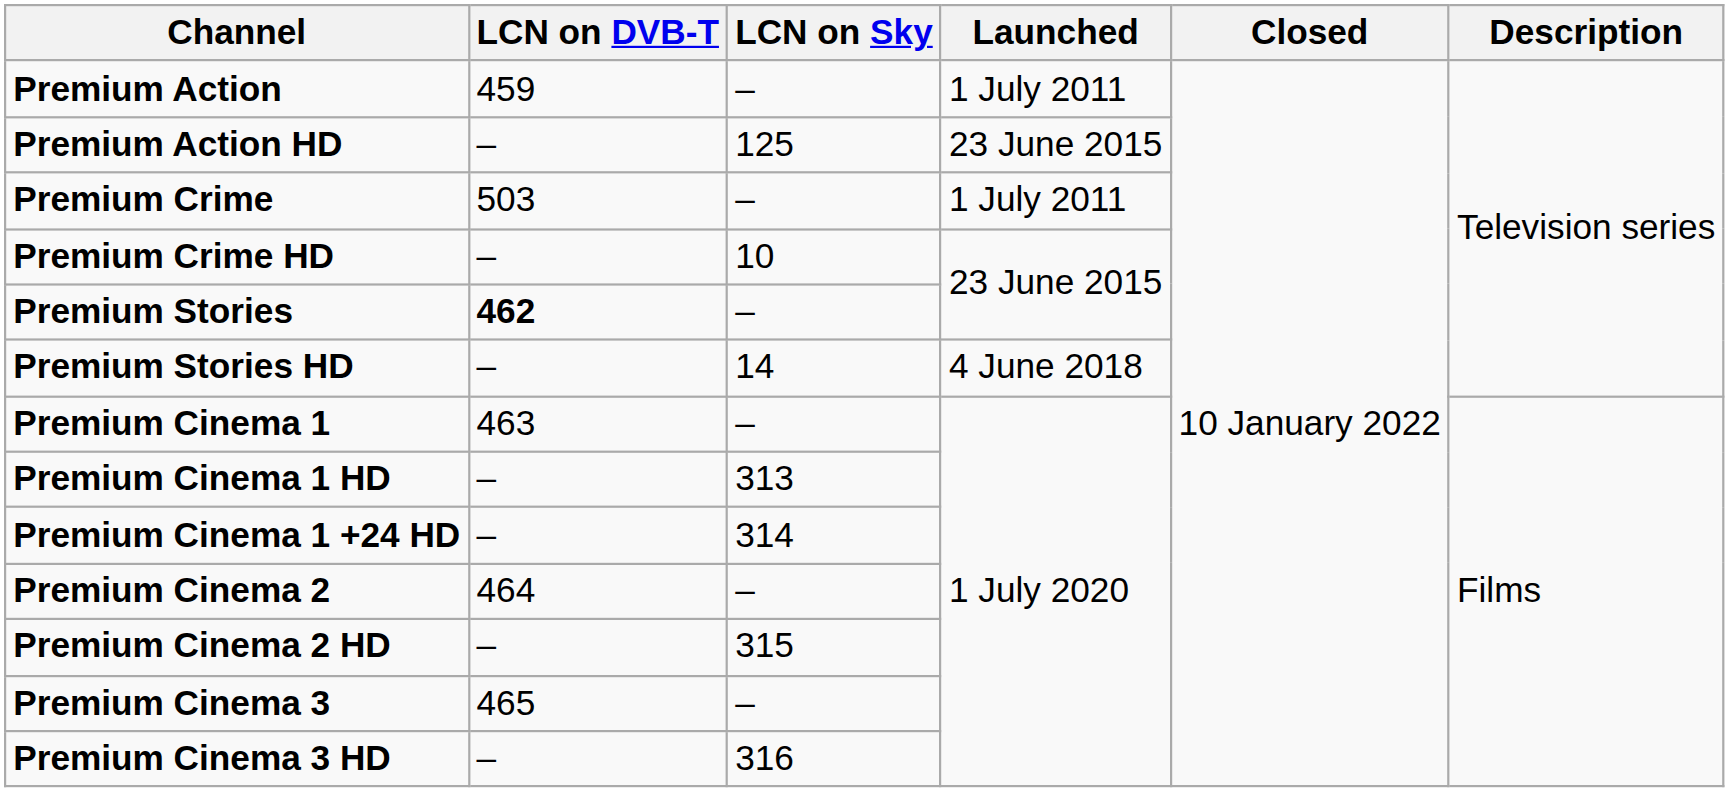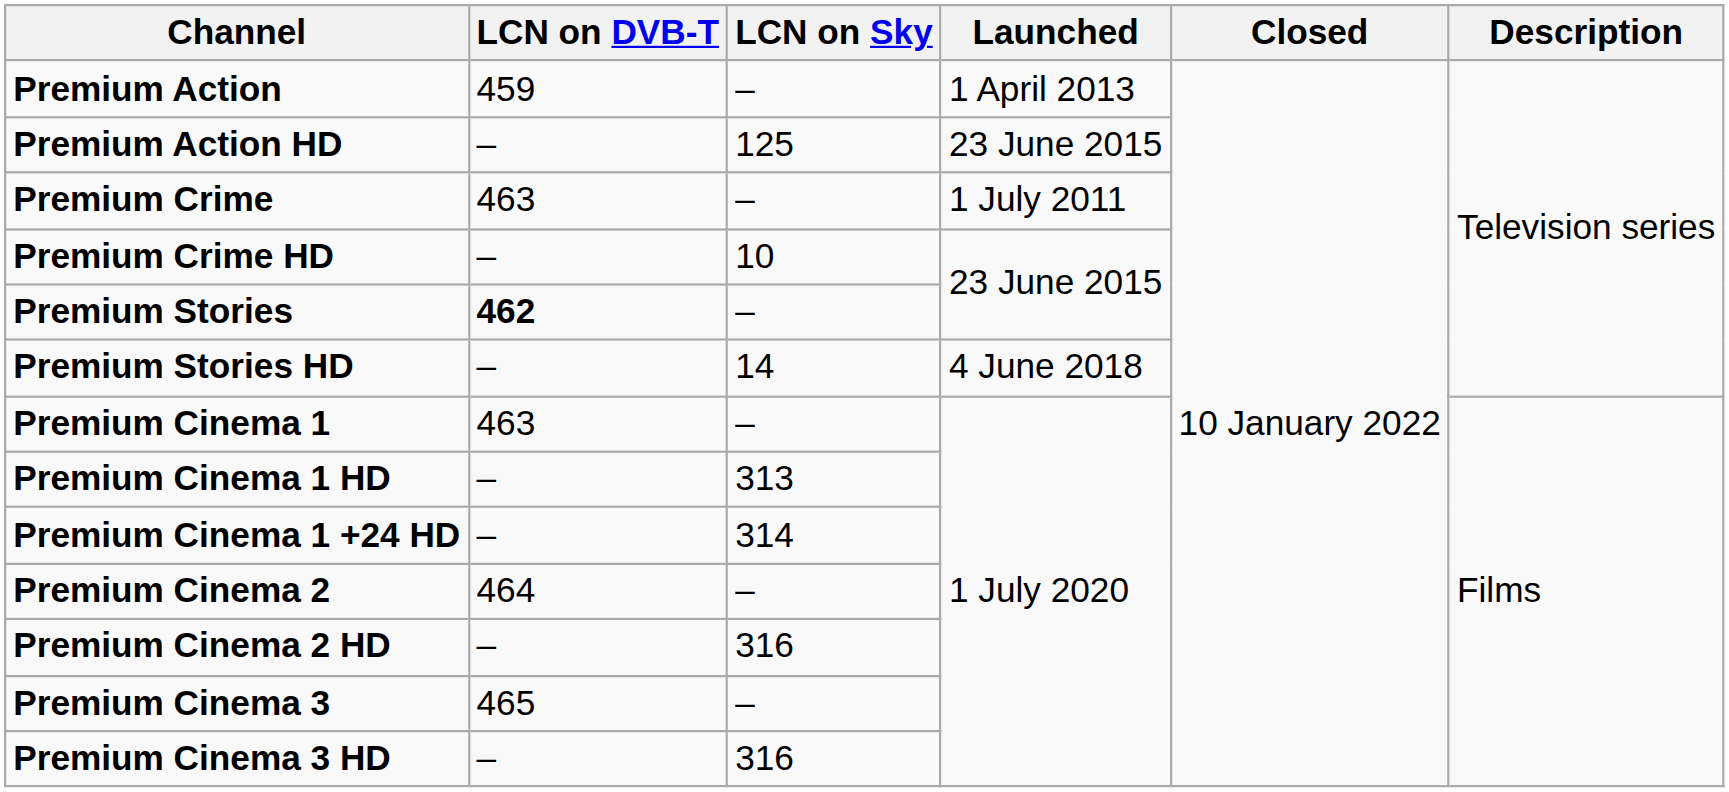(1038, 88) 1 July 2011 -> (1042, 88) 1 April 2013
(506, 199) 503 -> (506, 199) 463
(765, 646) 315 -> (765, 646) 316
